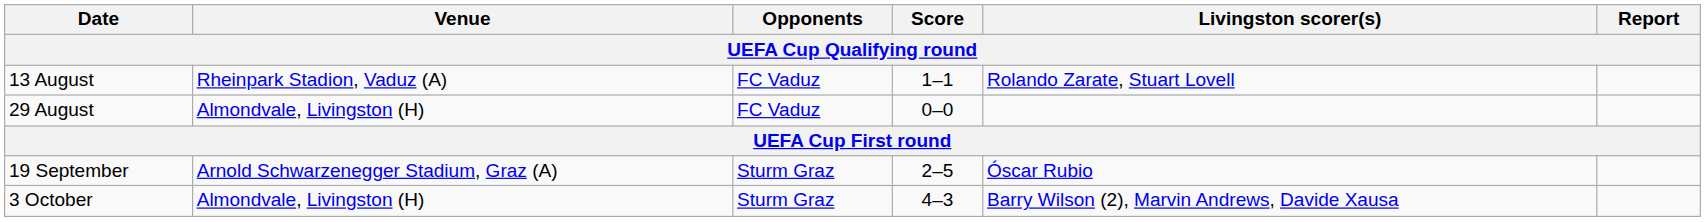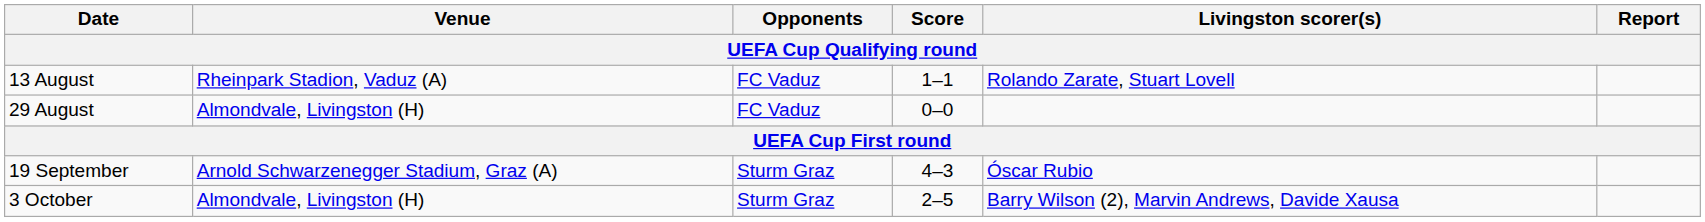(938, 170) 2–5 -> (938, 170) 4–3
(938, 200) 4–3 -> (938, 200) 2–5
